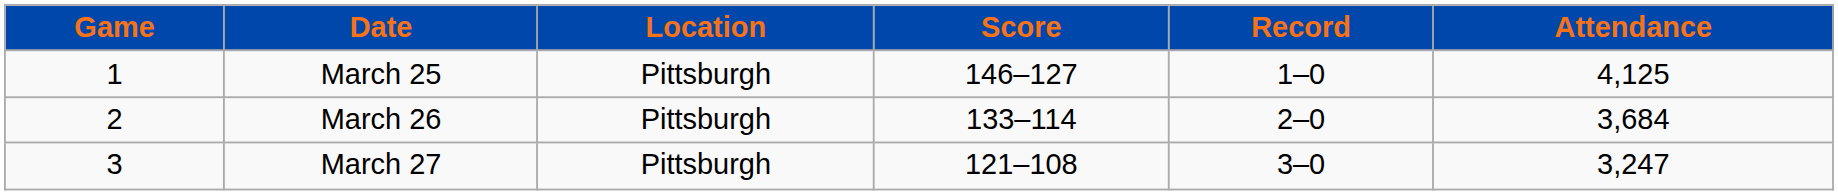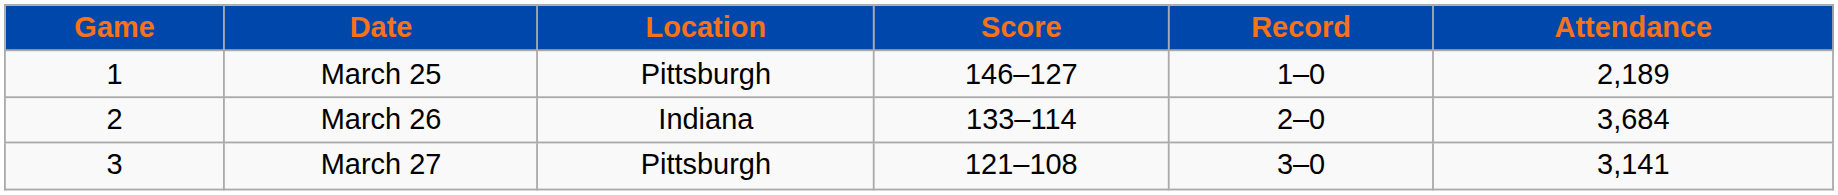(1633, 73) 4,125 -> (1633, 73) 2,189
(706, 119) Pittsburgh -> (706, 119) Indiana
(1633, 165) 3,247 -> (1633, 165) 3,141
